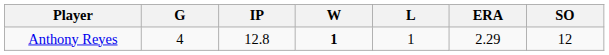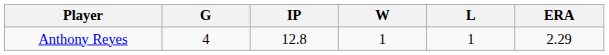- column: (565, 15)
(334, 38) bold -> (382, 38) normal
